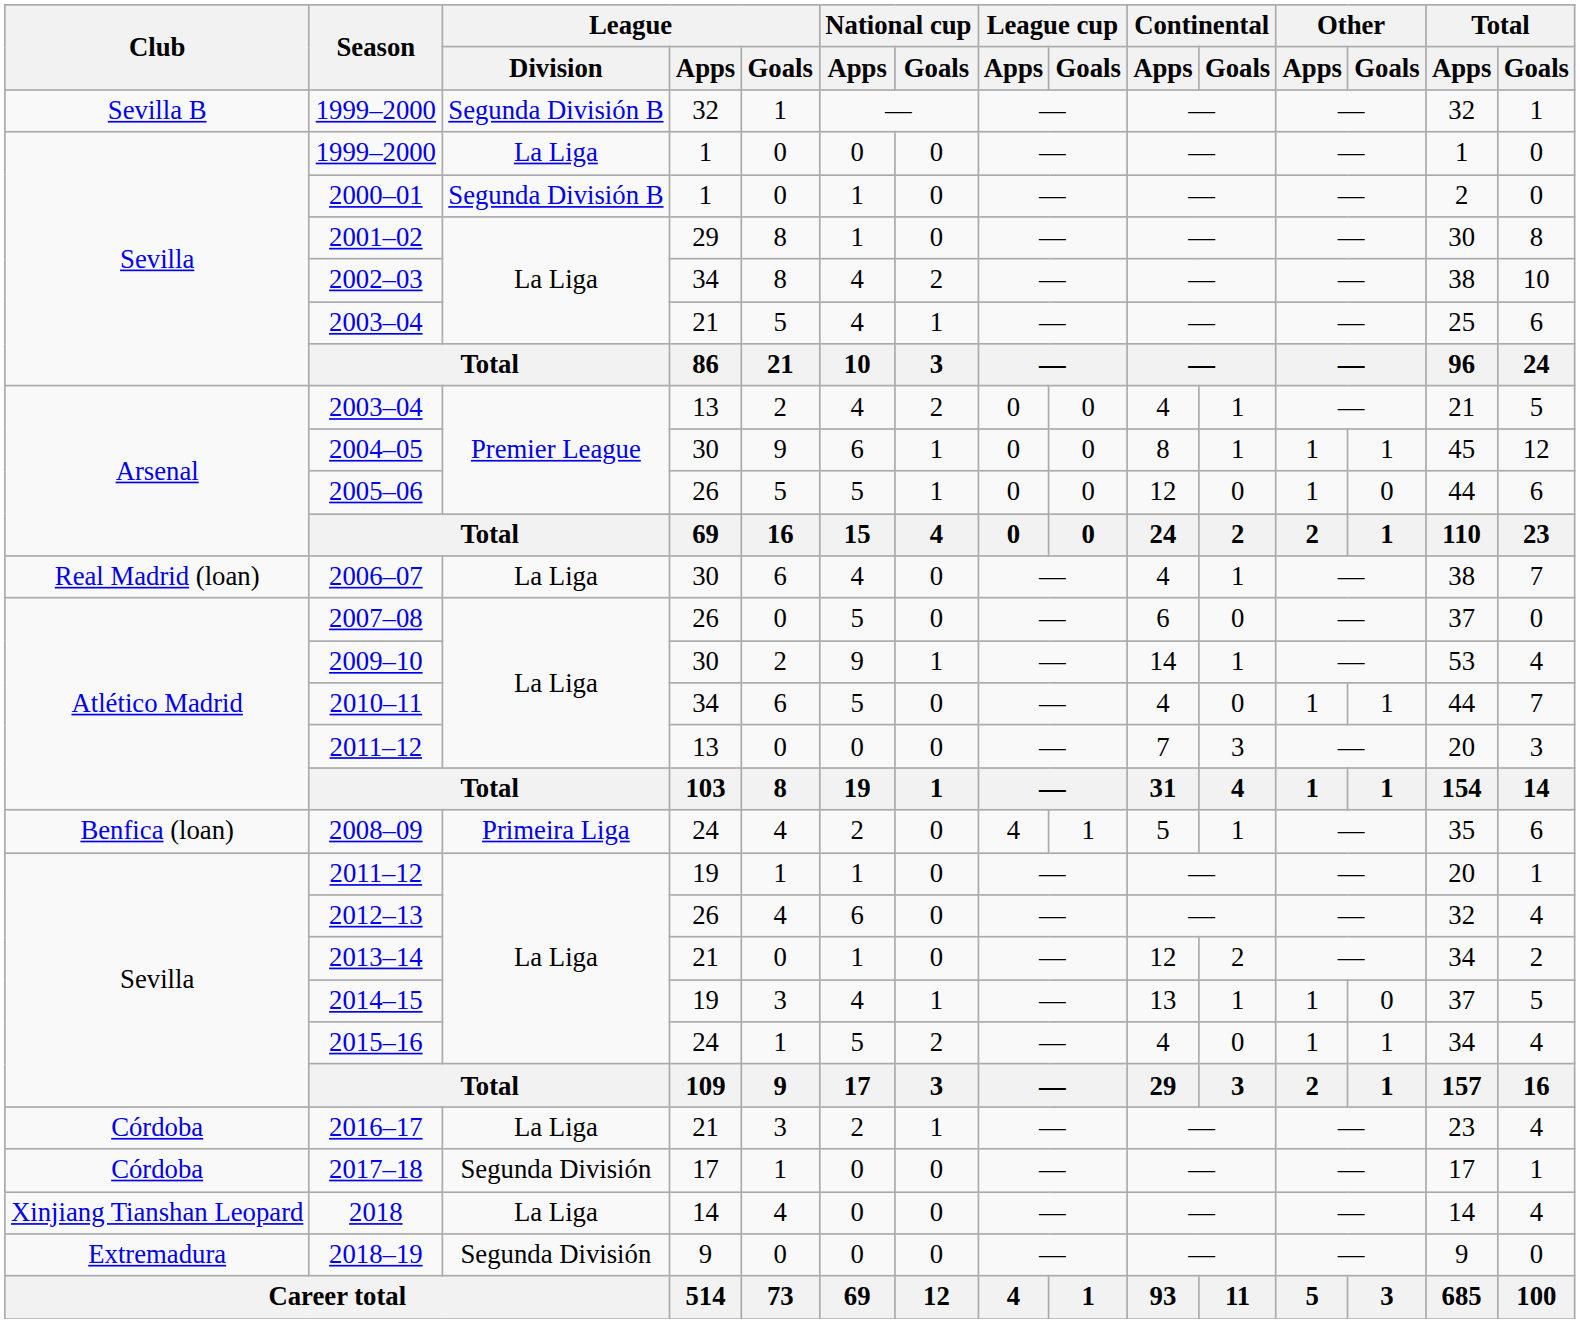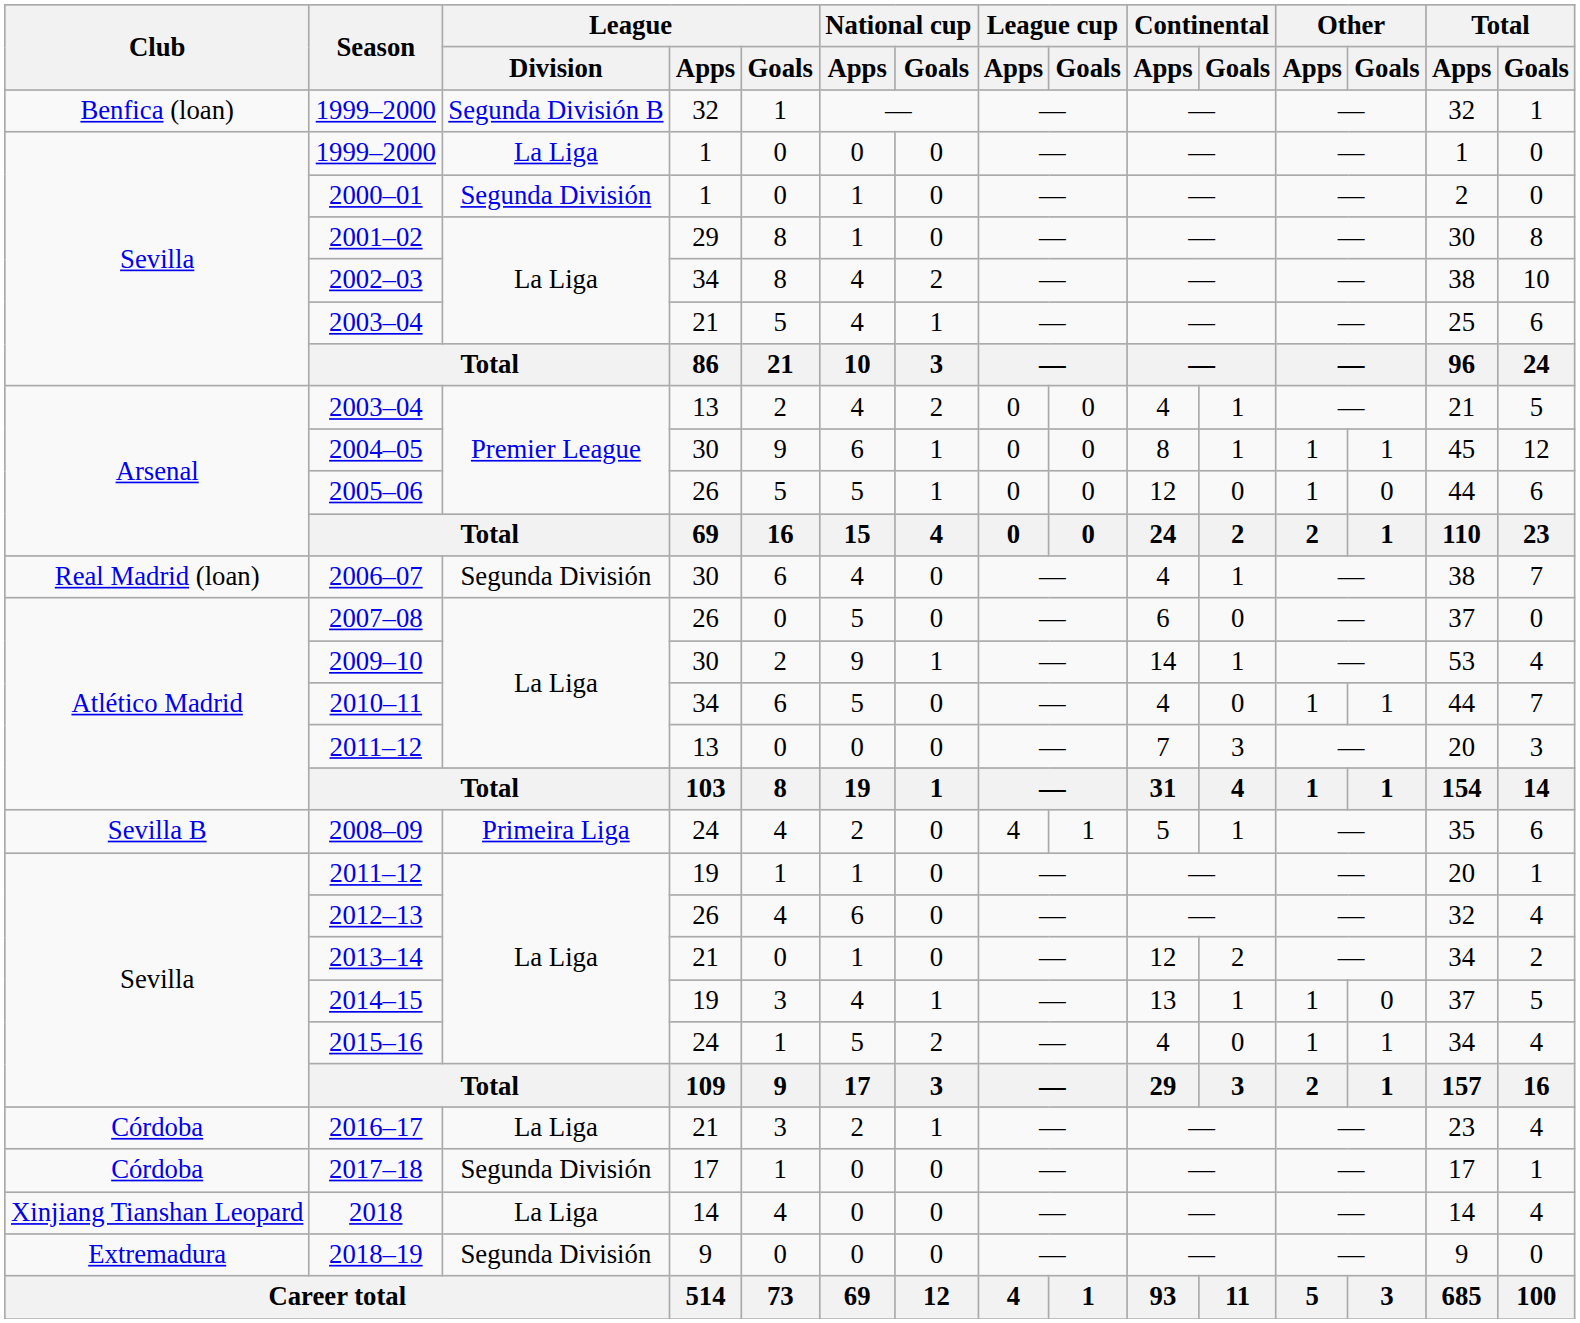(157, 110) Sevilla B -> (157, 110) Benfica (loan)
(556, 195) Segunda División B -> (556, 195) Segunda División
(556, 576) La Liga -> (556, 576) Segunda División
(157, 830) Benfica (loan) -> (157, 830) Sevilla B
